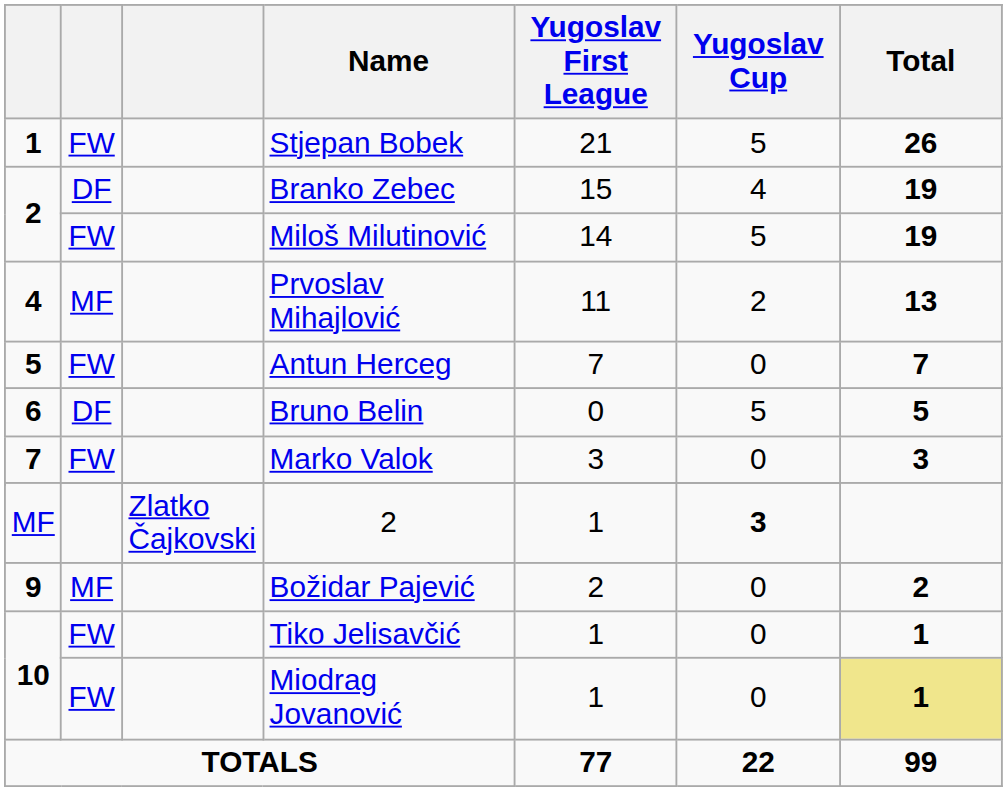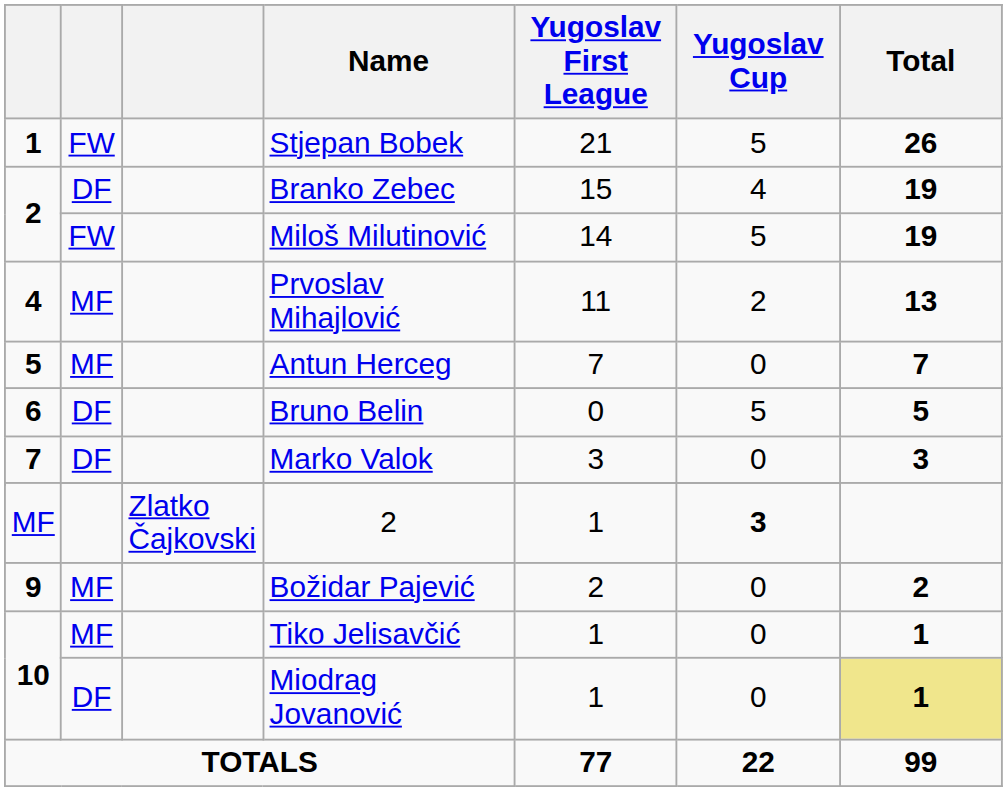(92, 364) FW -> (92, 364) MF
(92, 458) FW -> (92, 458) DF
(92, 633) FW -> (92, 633) MF
(92, 697) FW -> (92, 697) DF
